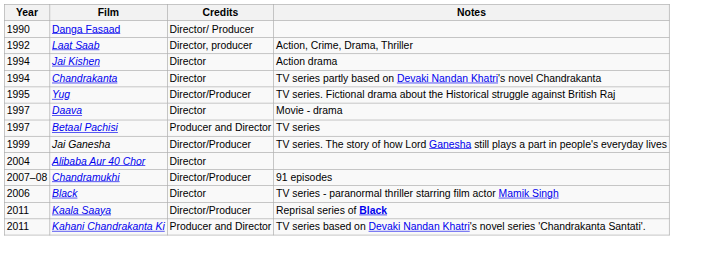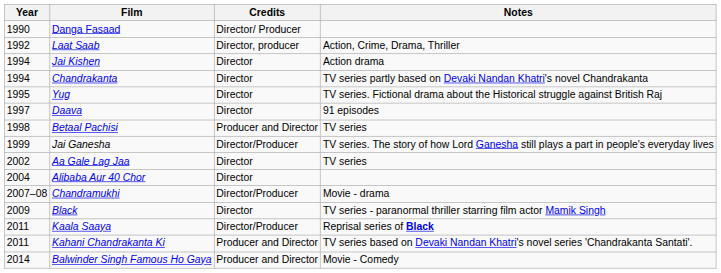(210, 95) Director/Producer -> (235, 95) Director
(309, 111) Movie - drama -> (351, 111) 91 episodes
(18, 128) 1997 -> (18, 128) 1998
+ row: (91, 161)
(304, 177) 91 episodes -> (356, 194) Movie - drama
(18, 194) 2006 -> (18, 210) 2009
+ row: (132, 260)
